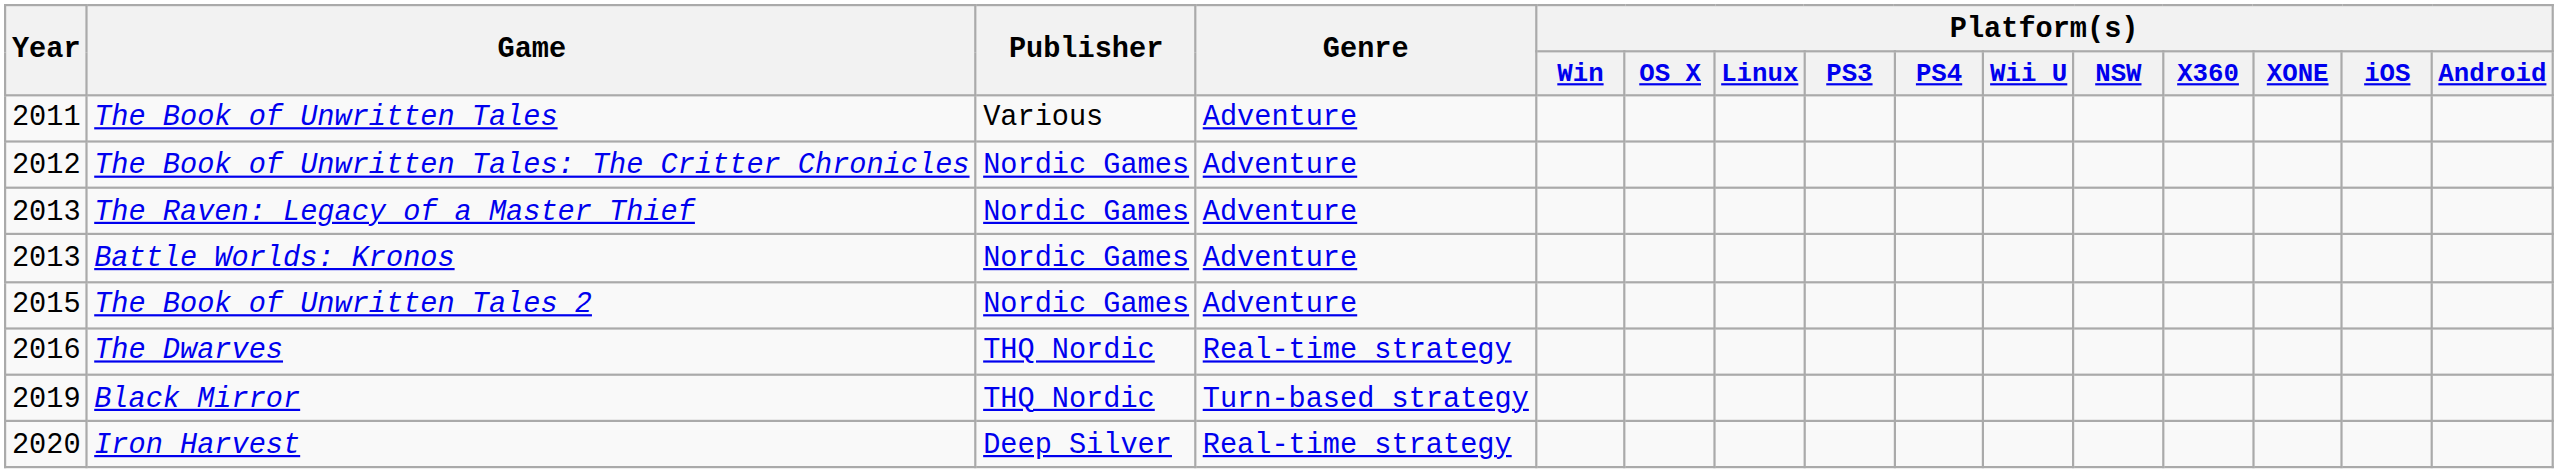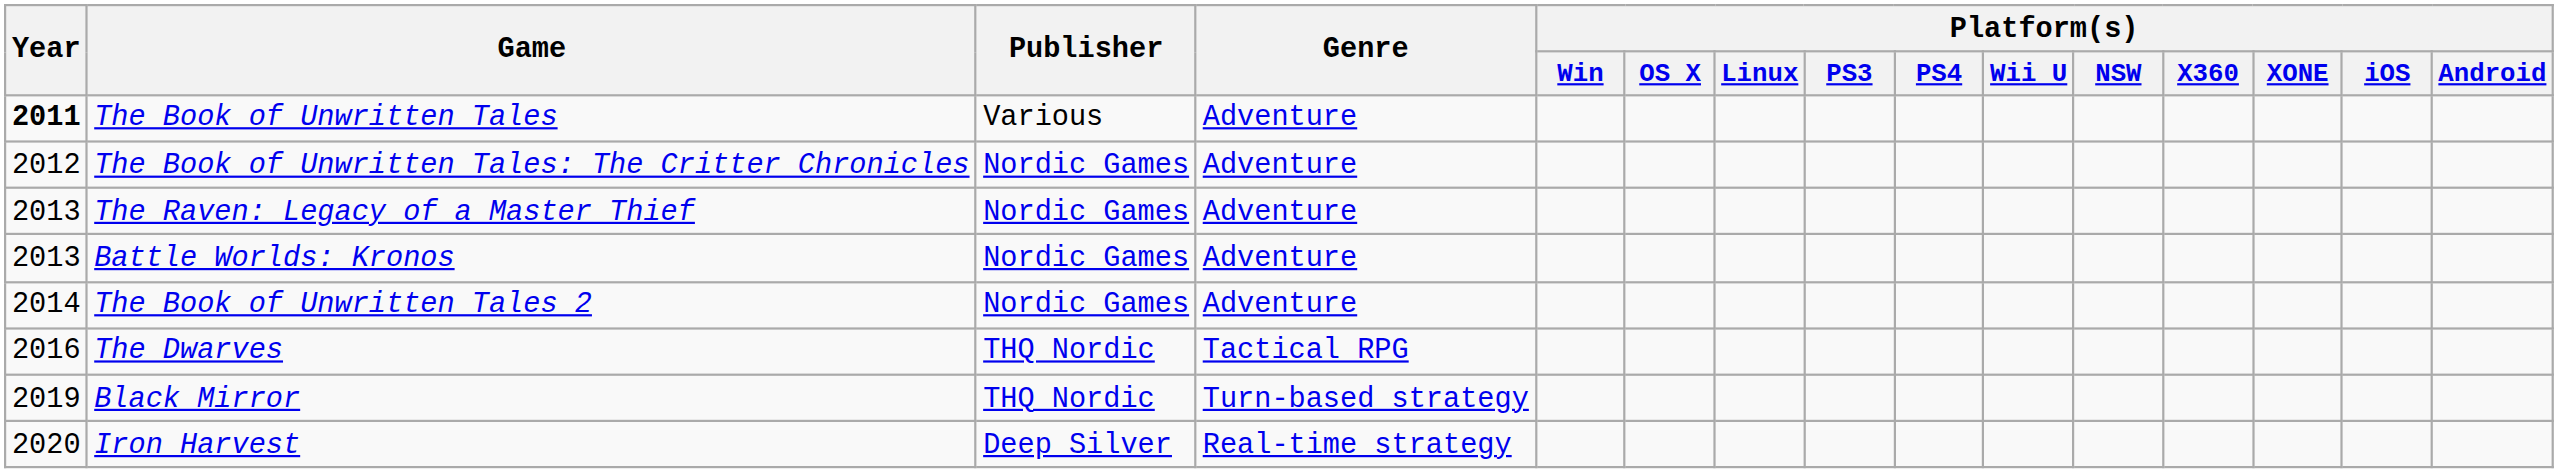(46, 118) normal -> (46, 118) bold
(46, 305) 2015 -> (46, 305) 2014
(1357, 351) Real-time strategy -> (1306, 351) Tactical RPG
